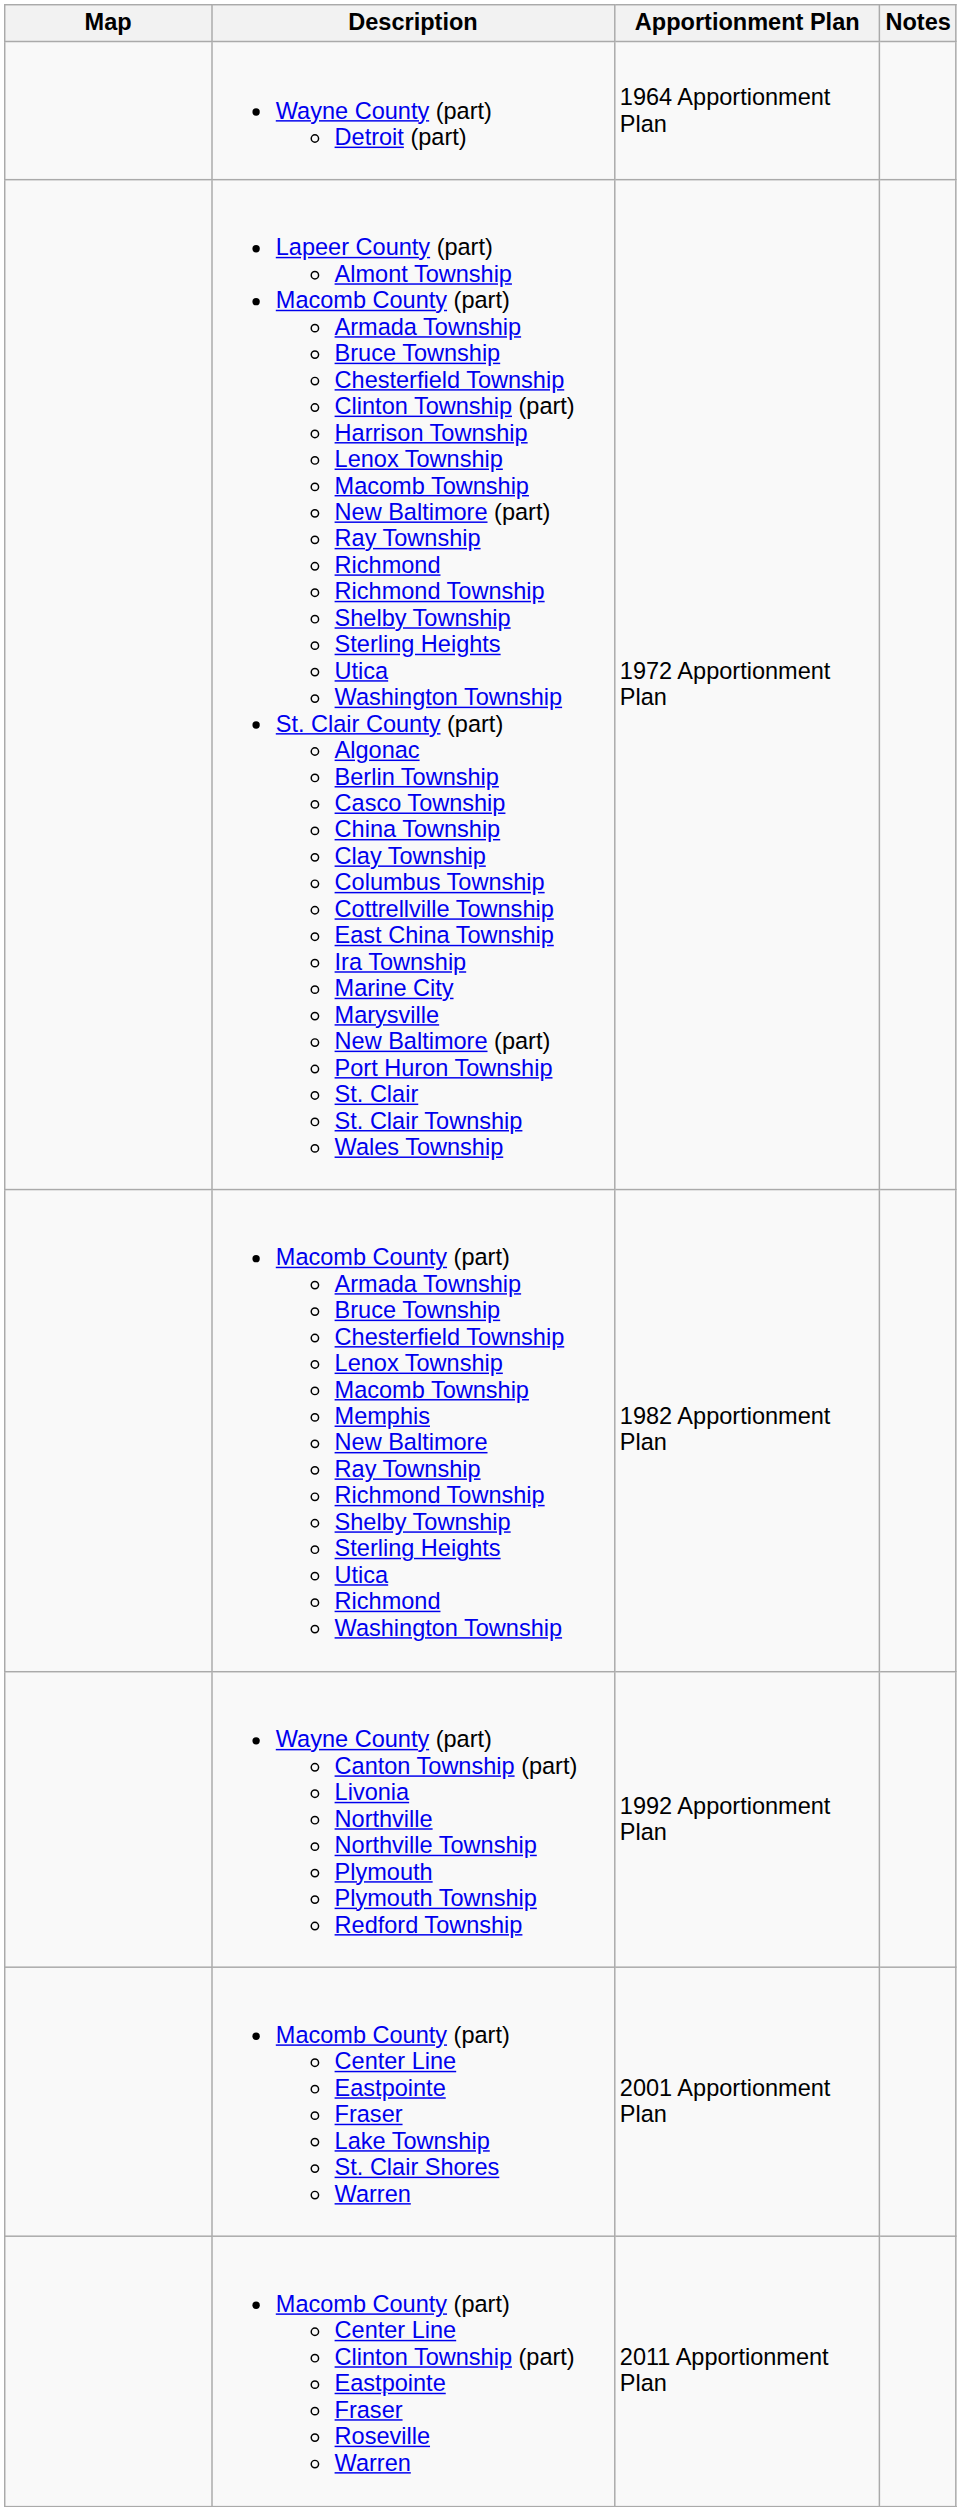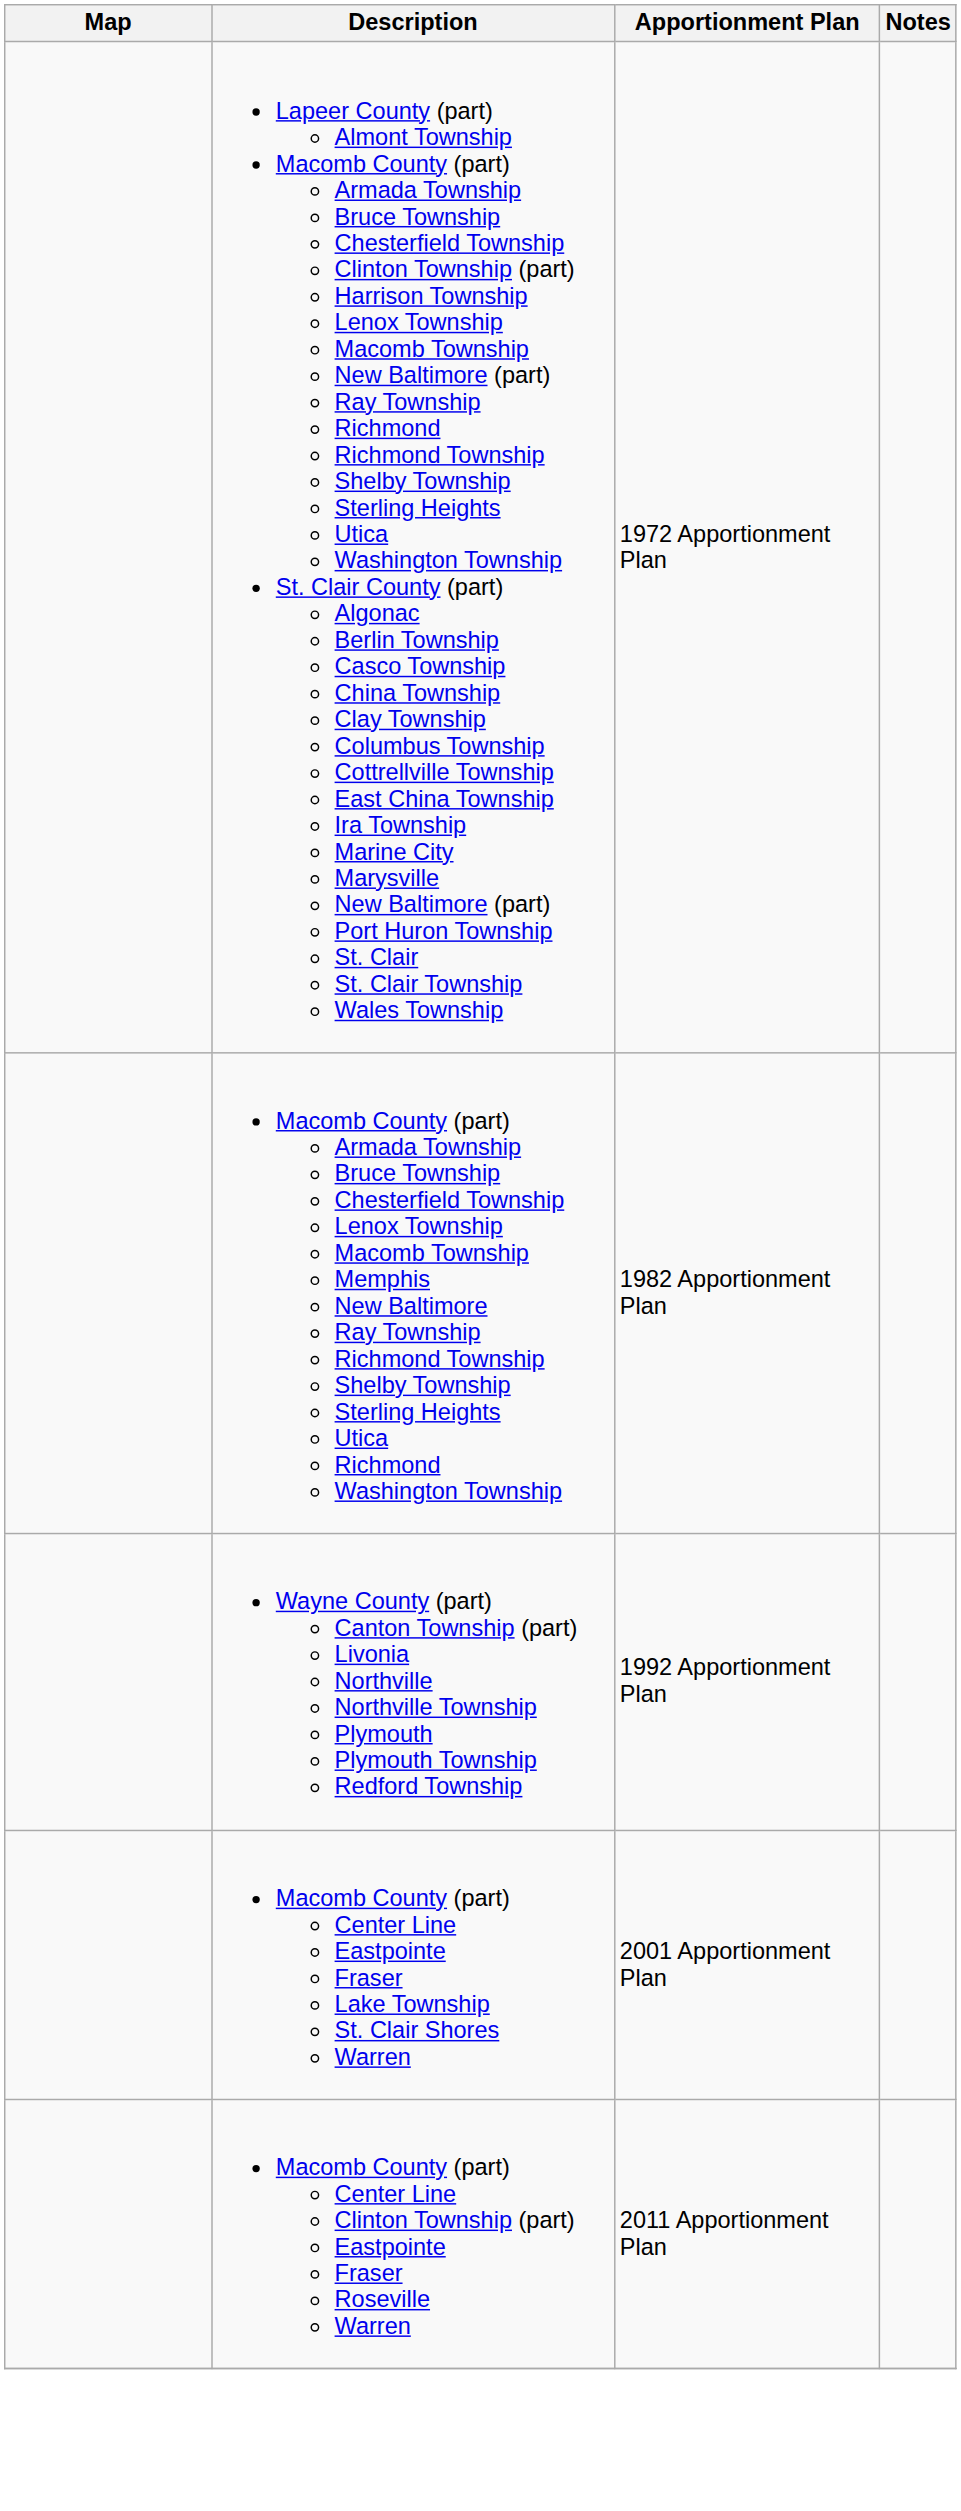- row: (413, 124)
